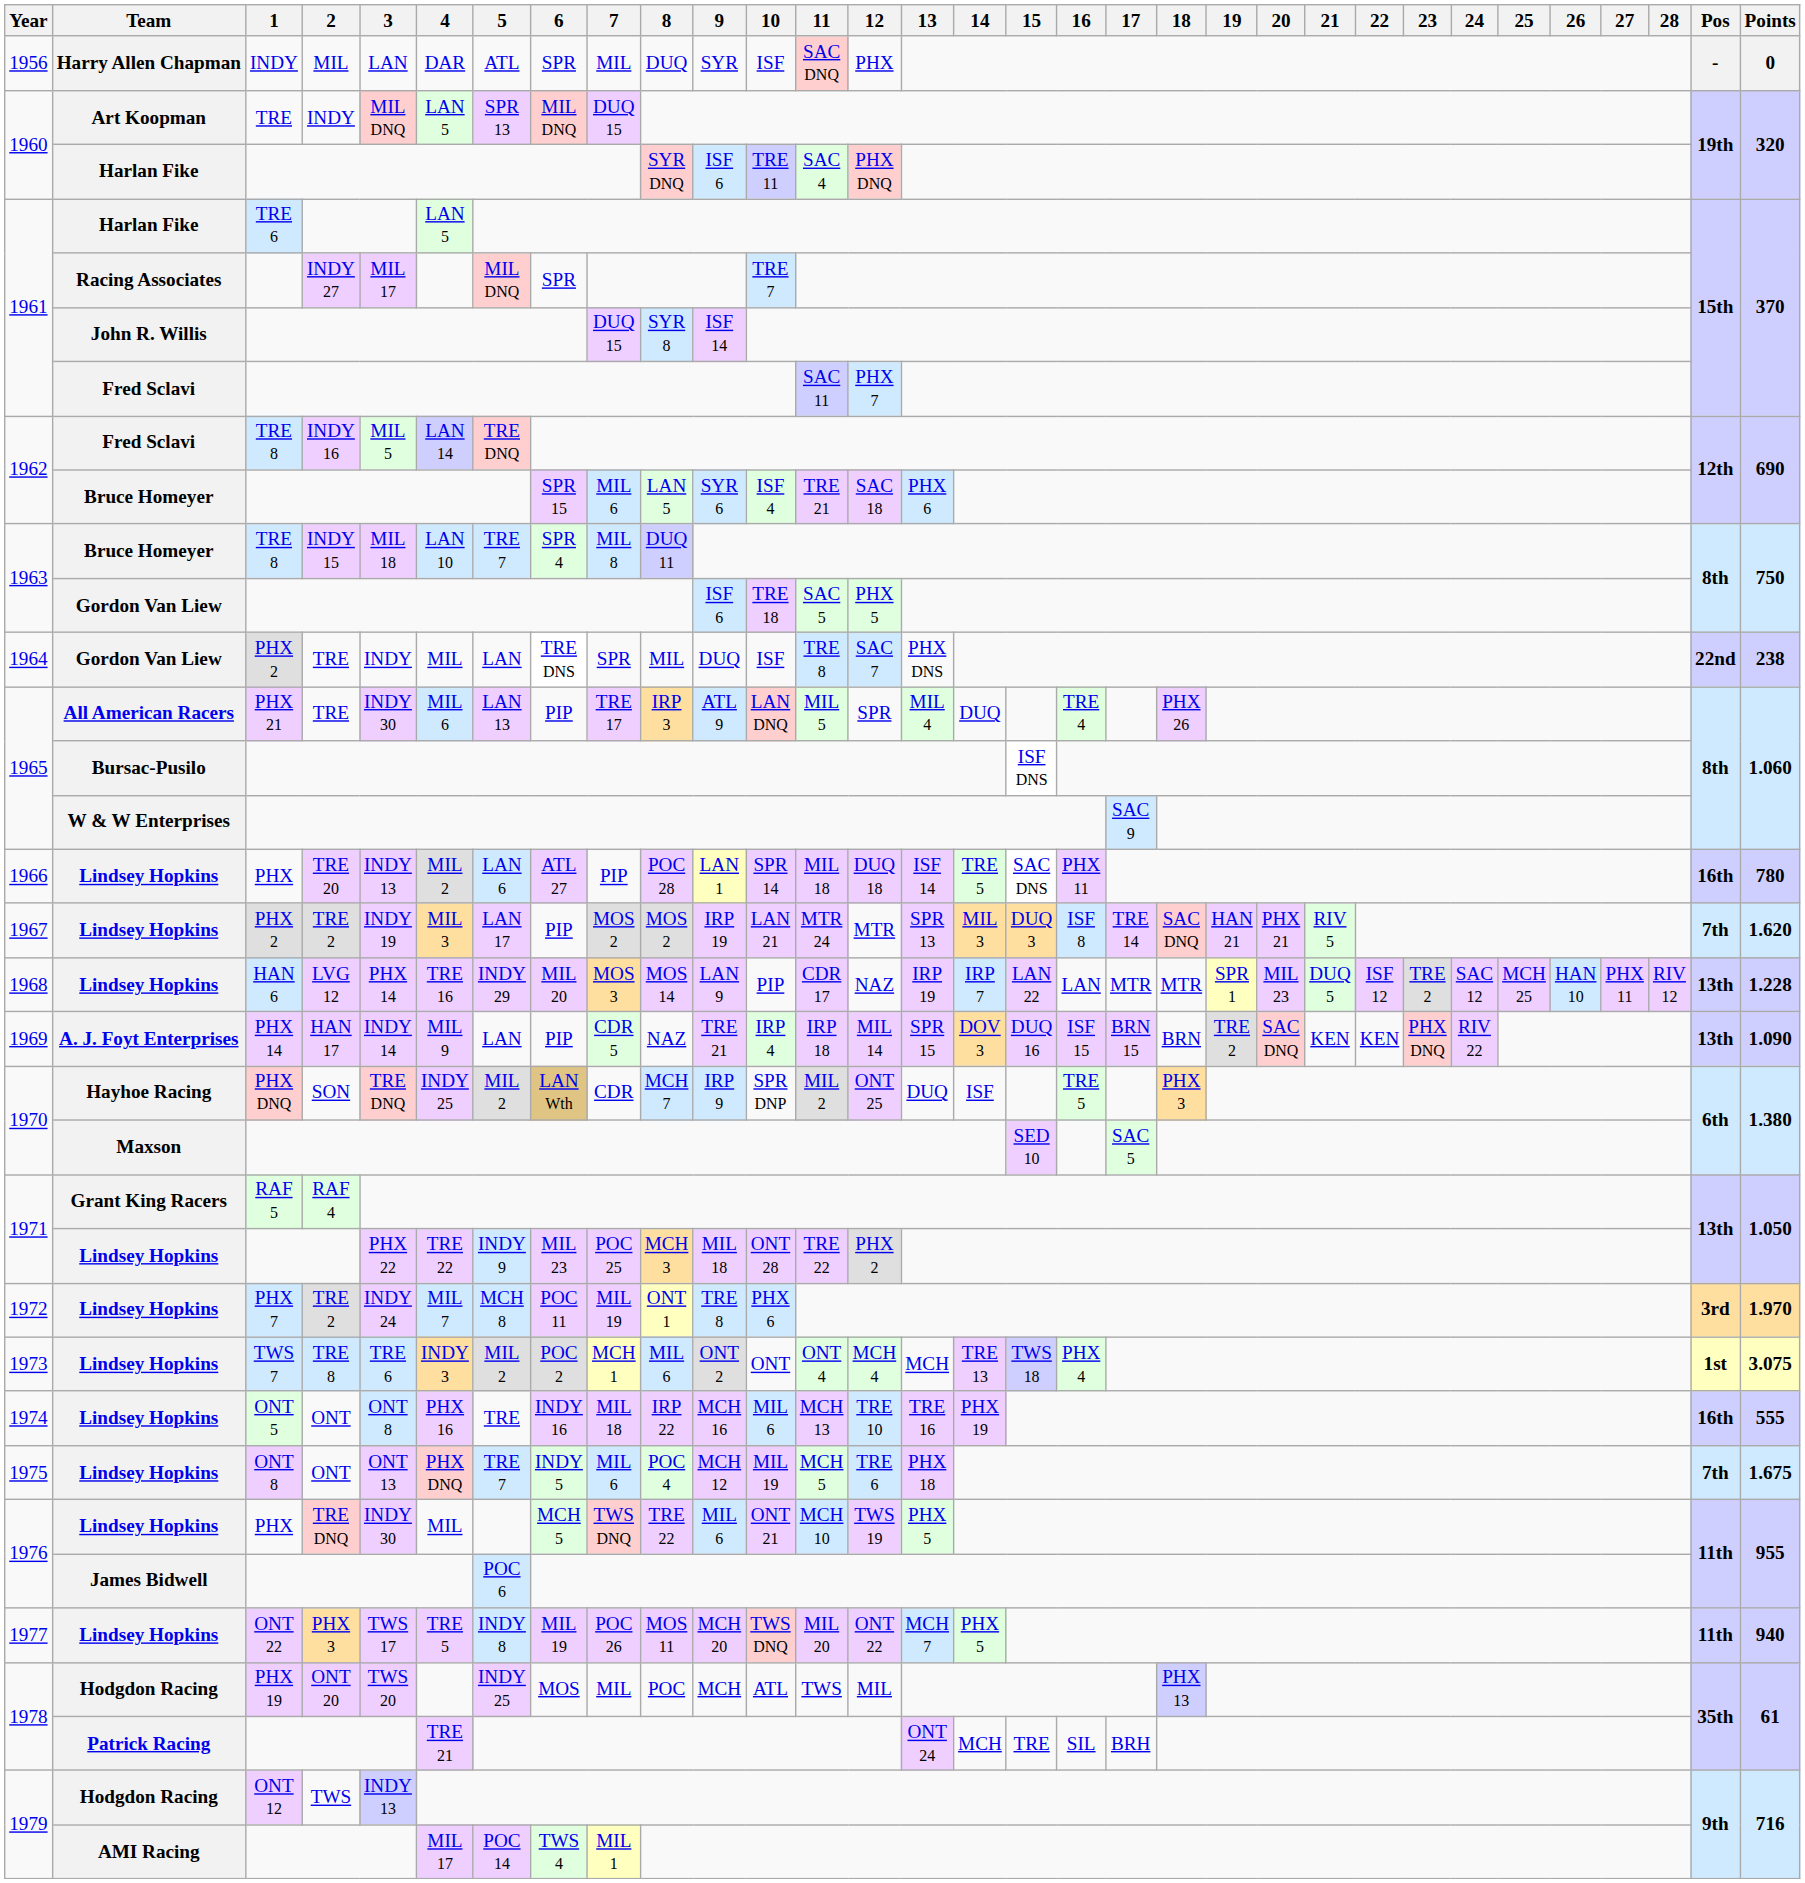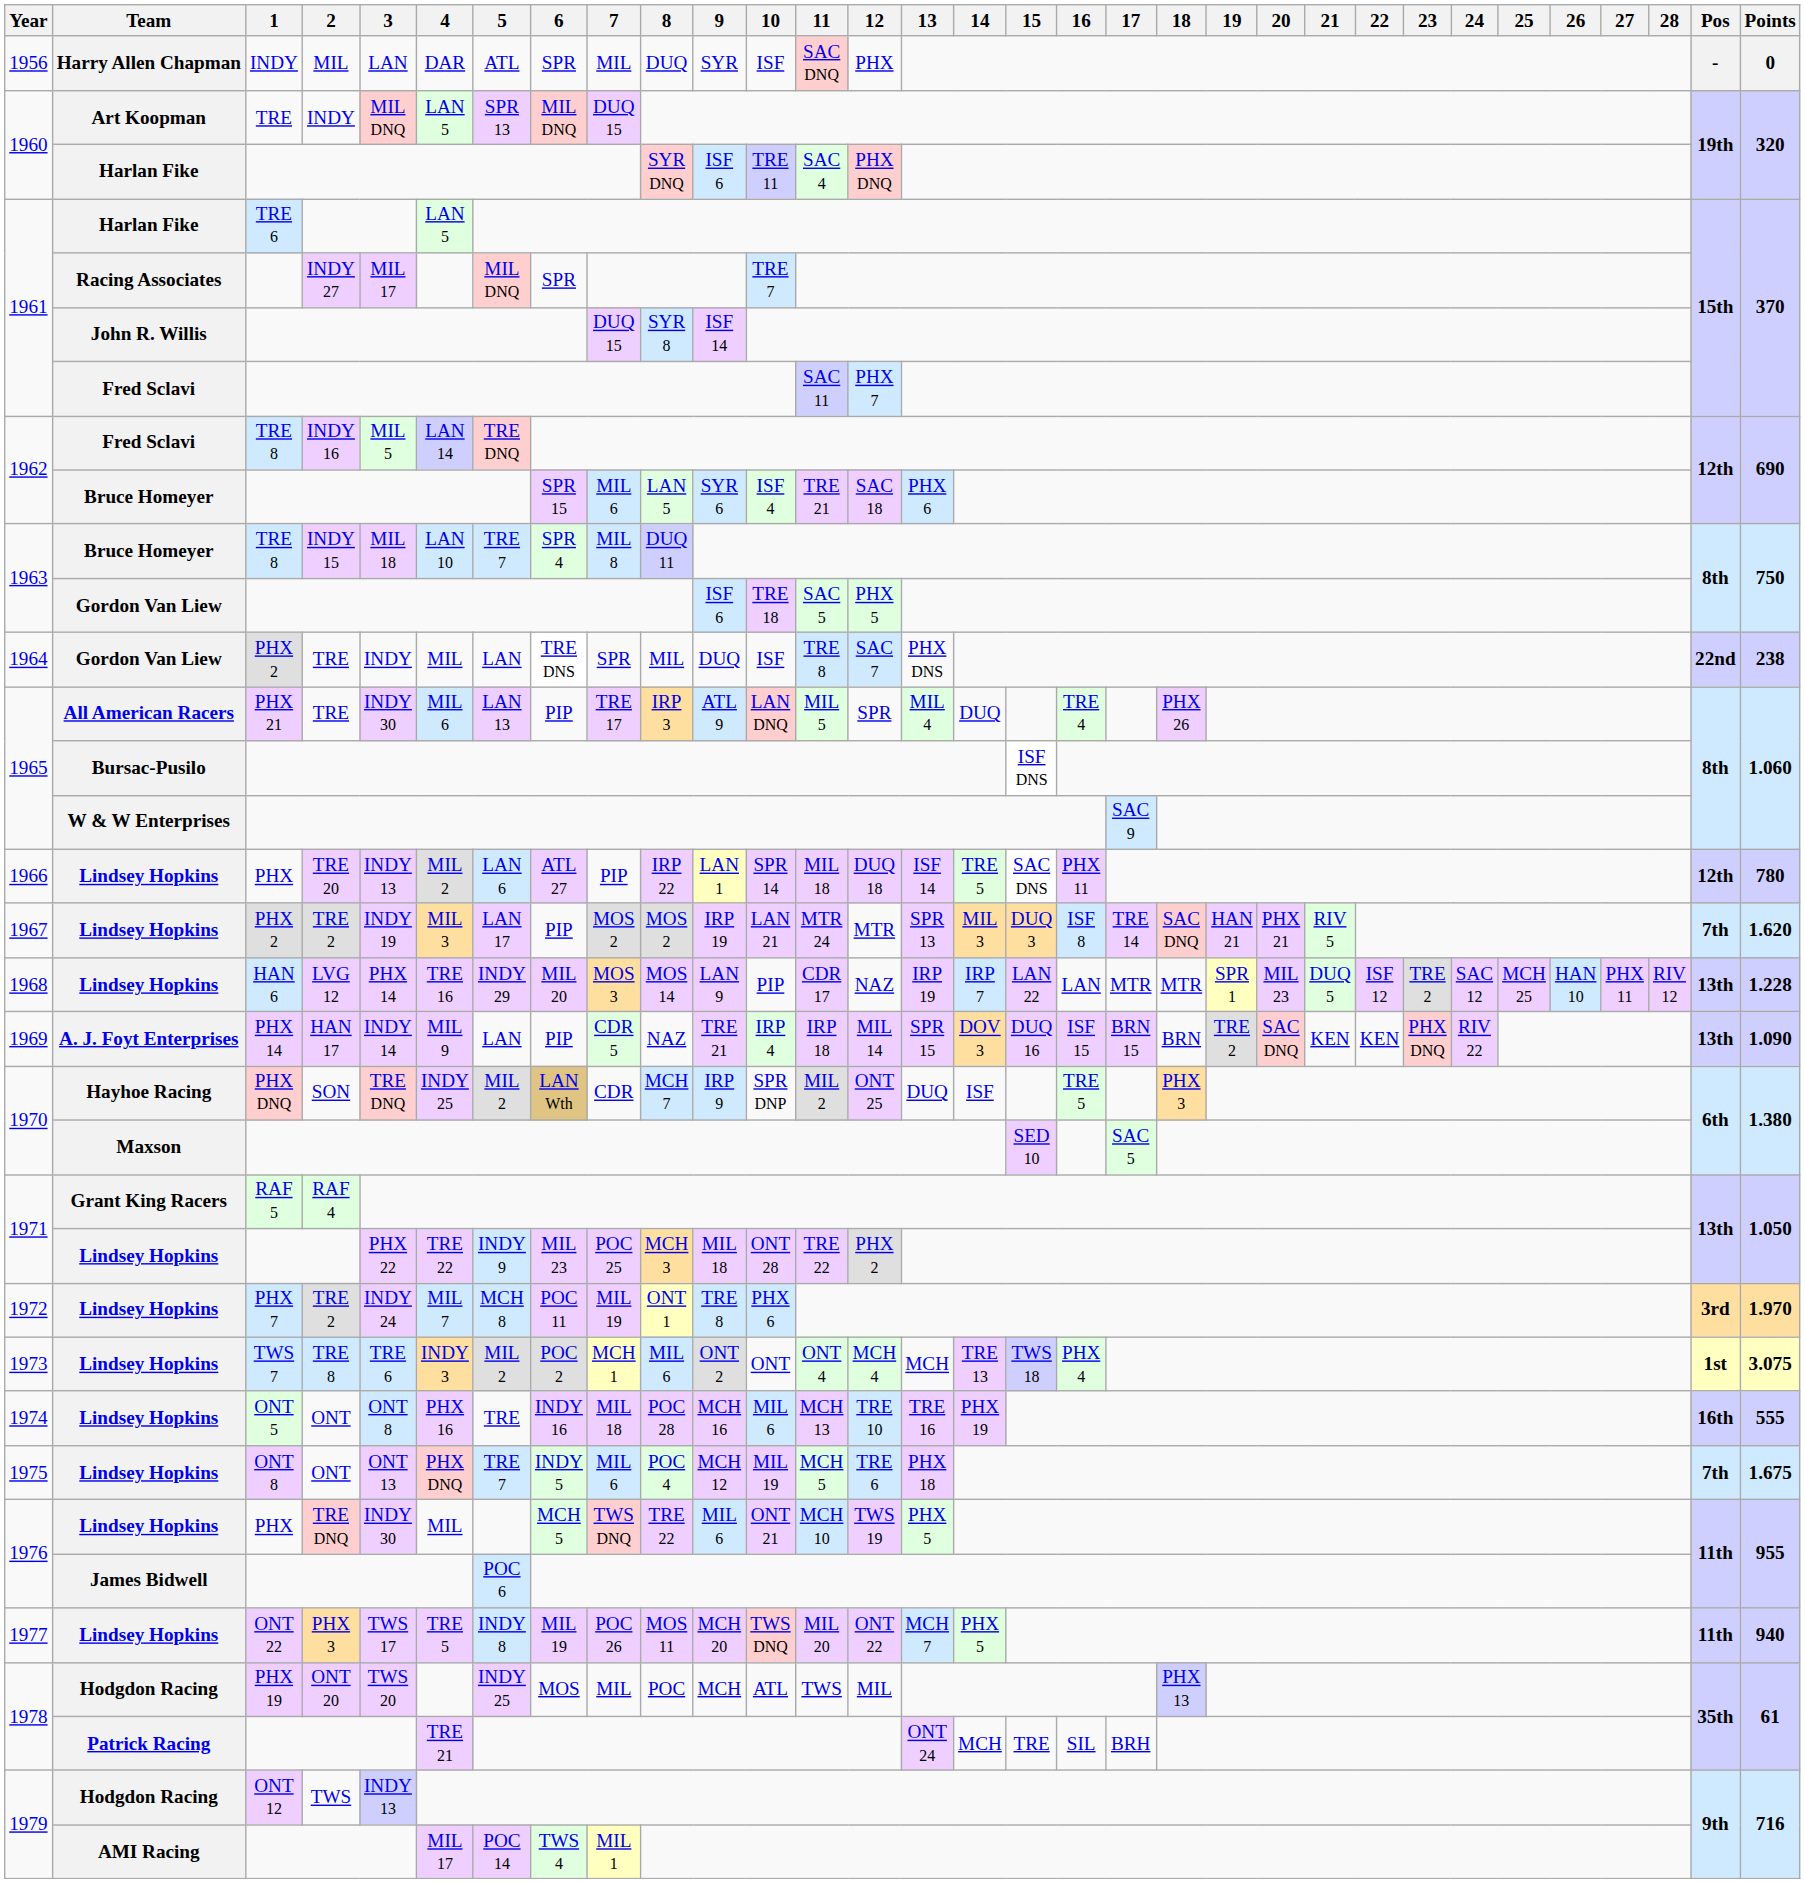(667, 875) POC 28 -> (667, 875) IRP 22
(1715, 875) 16th -> (1715, 875) 12th
(667, 1417) IRP 22 -> (667, 1417) POC 28
